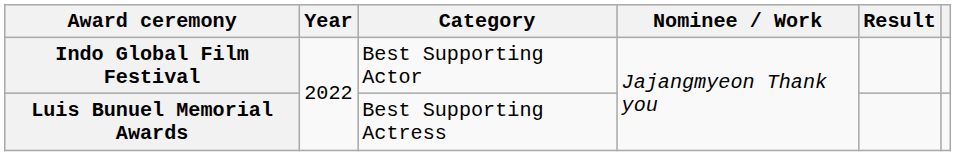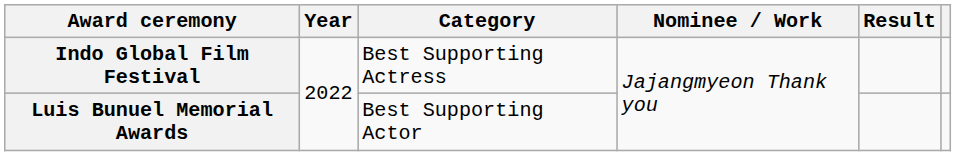(453, 66) Best Supporting Actor -> (453, 66) Best Supporting Actress
(453, 122) Best Supporting Actress -> (453, 122) Best Supporting Actor
